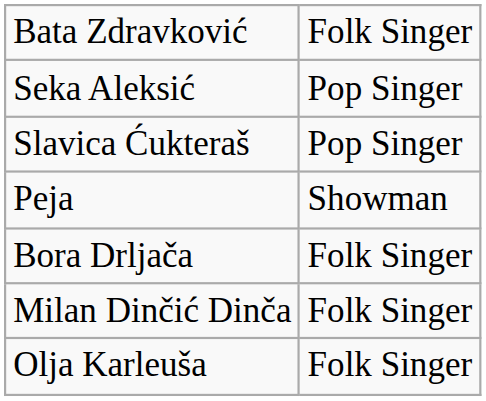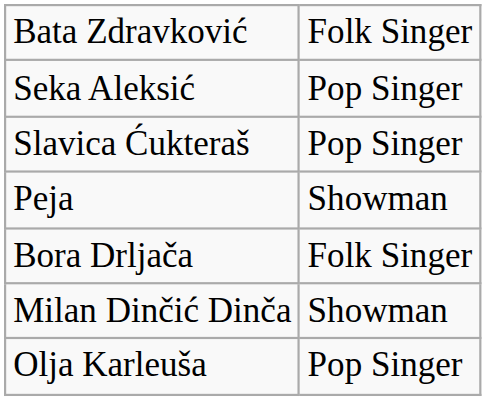(390, 310) Folk Singer -> (378, 310) Showman
(390, 365) Folk Singer -> (385, 365) Pop Singer
